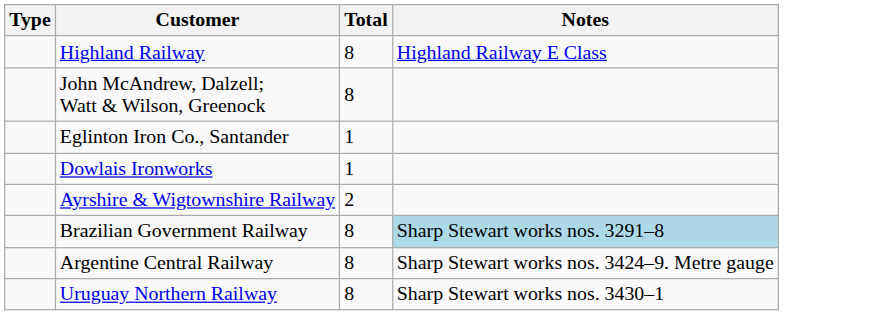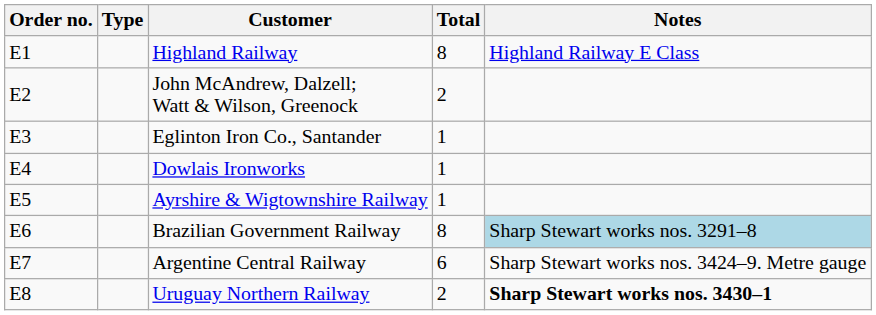+ column: (51, 20)
(349, 94) 8 -> (442, 94) 2
(349, 199) 2 -> (442, 199) 1
(349, 262) 8 -> (442, 262) 6
(349, 294) 8 -> (442, 294) 2
(530, 294) normal -> (631, 294) bold
